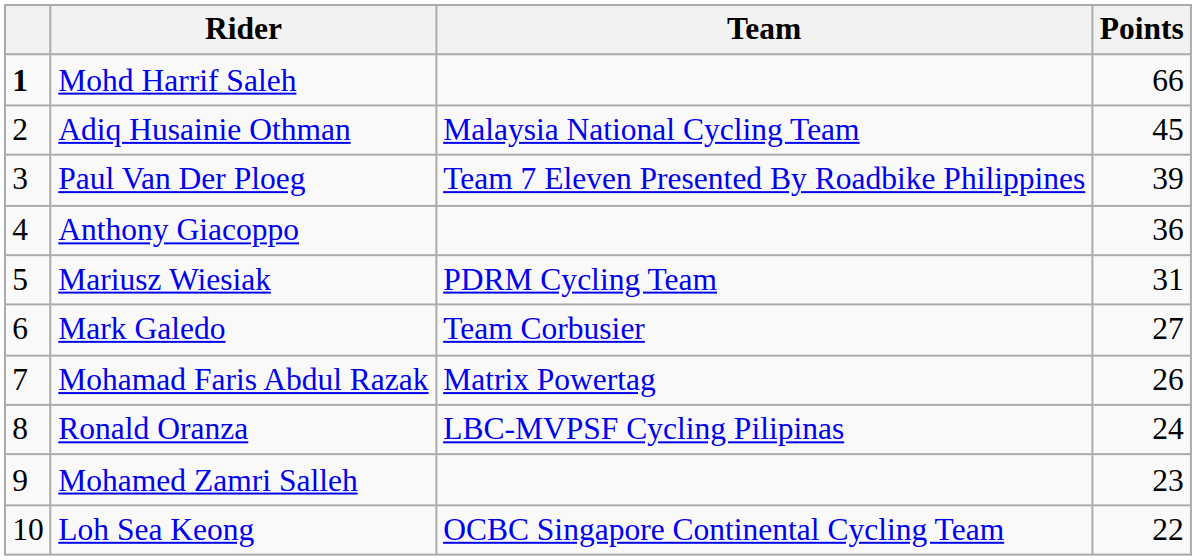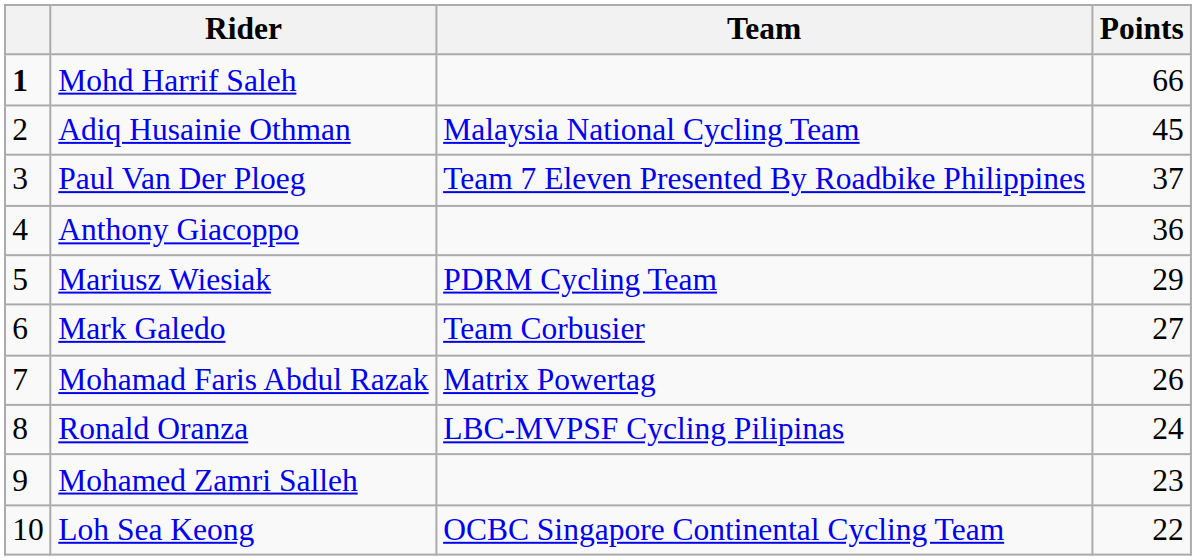(1168, 179) 39 -> (1168, 179) 37
(1168, 279) 31 -> (1168, 279) 29
